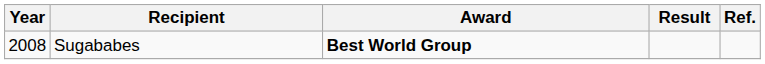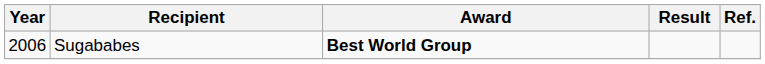(27, 44) 2008 -> (27, 44) 2006
